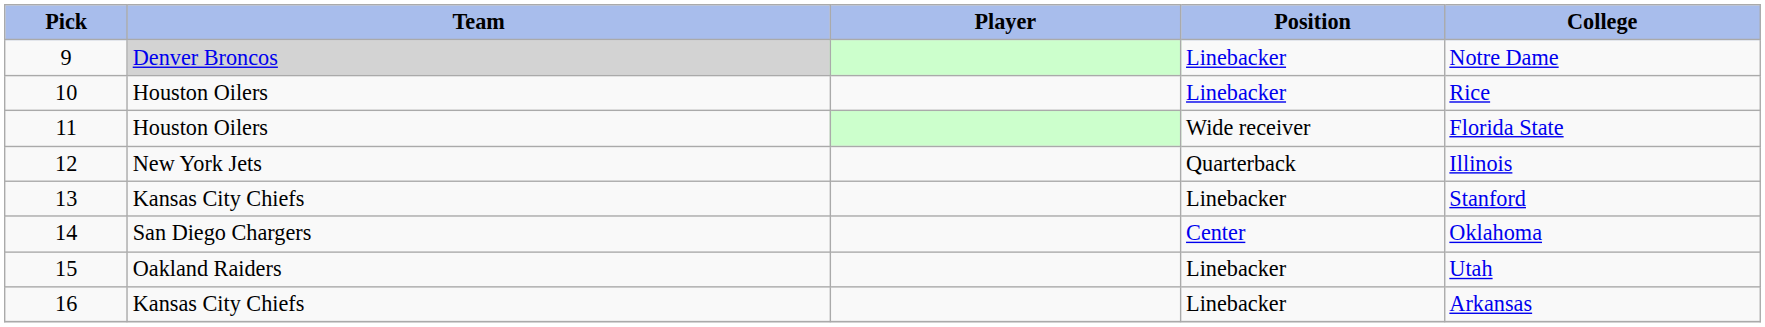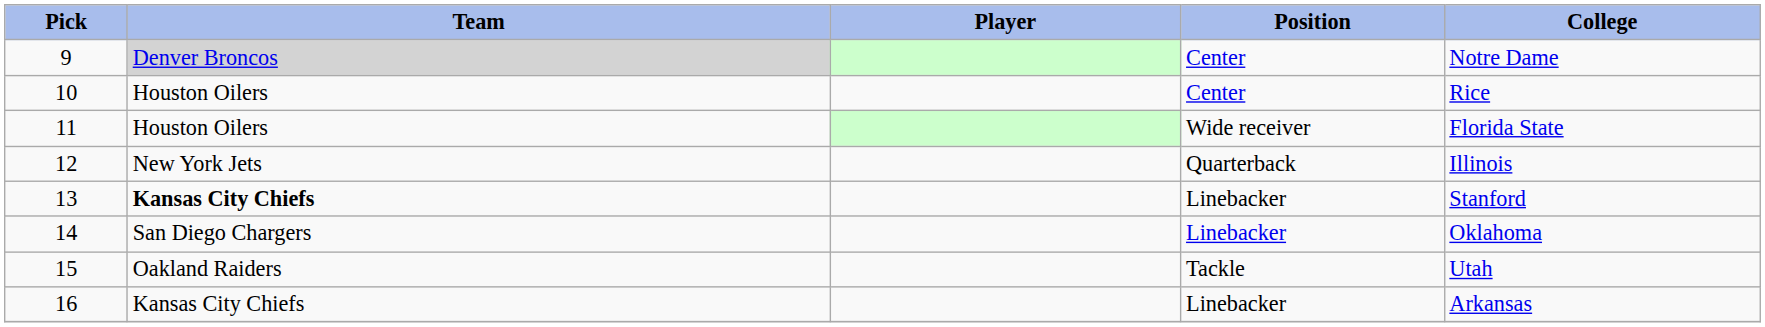(1236, 57) Linebacker -> (1216, 57) Center
(1236, 92) Linebacker -> (1216, 92) Center
(219, 198) normal -> (224, 198) bold
(1216, 233) Center -> (1236, 233) Linebacker
(1236, 269) Linebacker -> (1216, 269) Tackle
